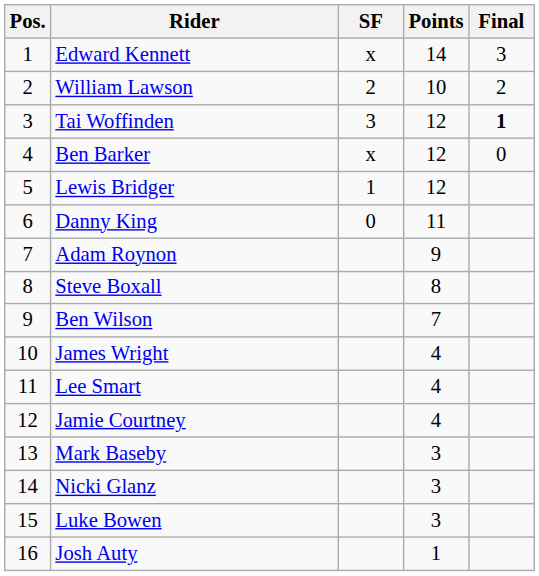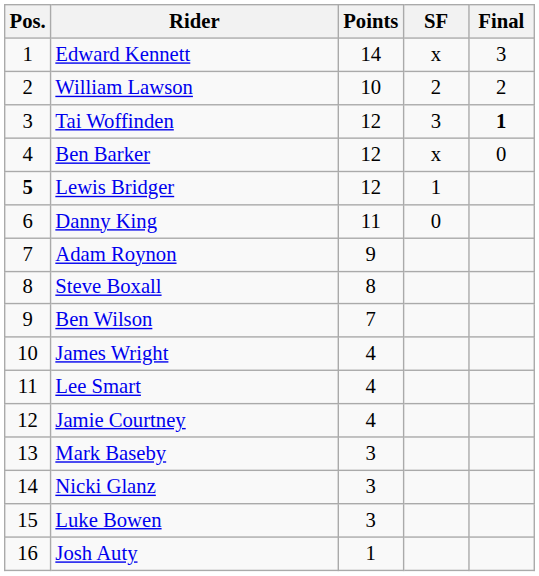columns swapped: (436, 21) <-> (371, 21)
(28, 187) normal -> (28, 187) bold
